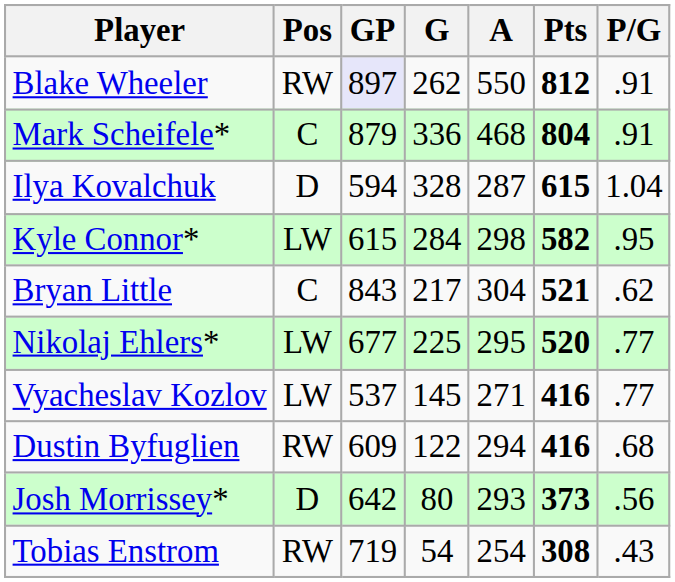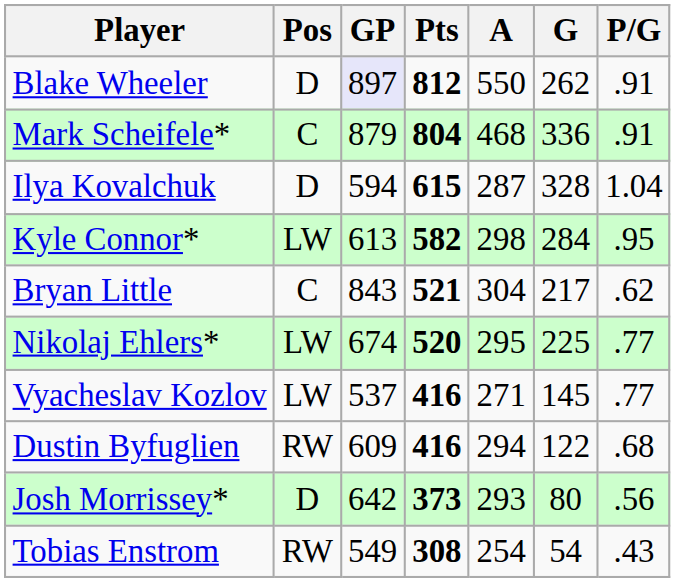columns swapped: (437, 30) <-> (566, 30)
(307, 82) RW -> (307, 82) D
(373, 238) 615 -> (373, 238) 613
(373, 342) 677 -> (373, 342) 674
(373, 550) 719 -> (373, 550) 549
